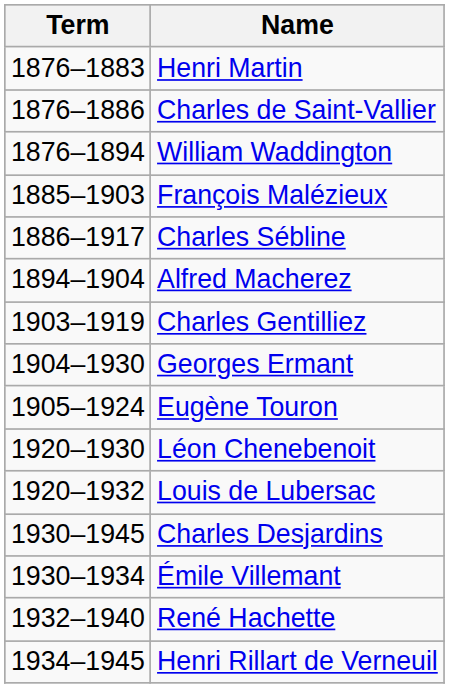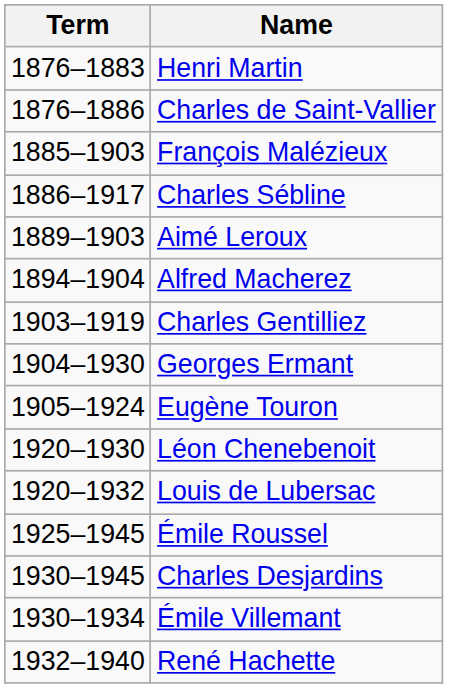- row: (275, 152)
+ row: (232, 237)
+ row: (242, 534)
- row: (297, 661)
